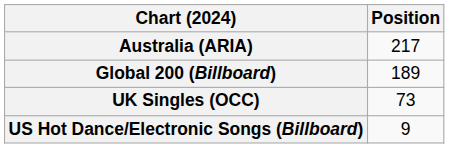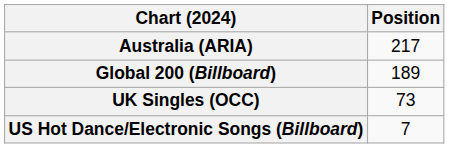(406, 128) 9 -> (406, 128) 7
